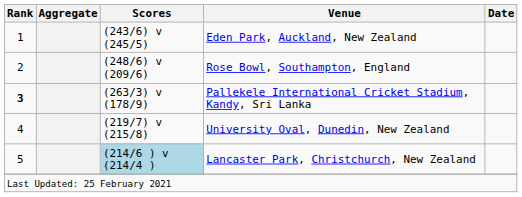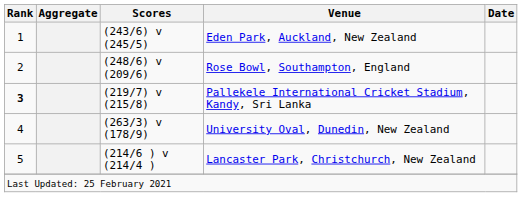(132, 98) (263/3) v (178/9) -> (132, 98) (219/7) v (215/8)
(132, 129) (219/7) v (215/8) -> (132, 129) (263/3) v (178/9)
(136, 159) lightblue background -> (136, 159) no background
